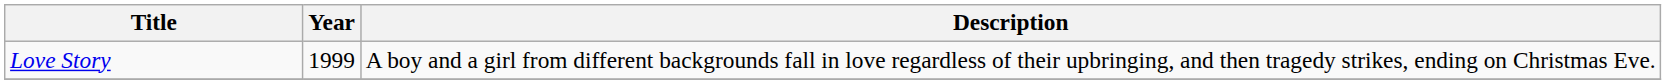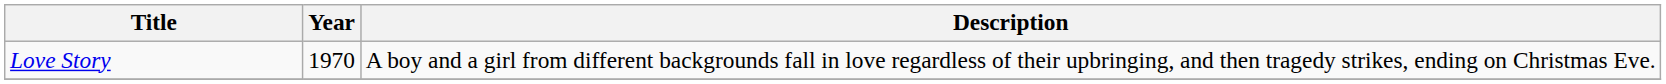(332, 60) 1999 -> (332, 60) 1970
